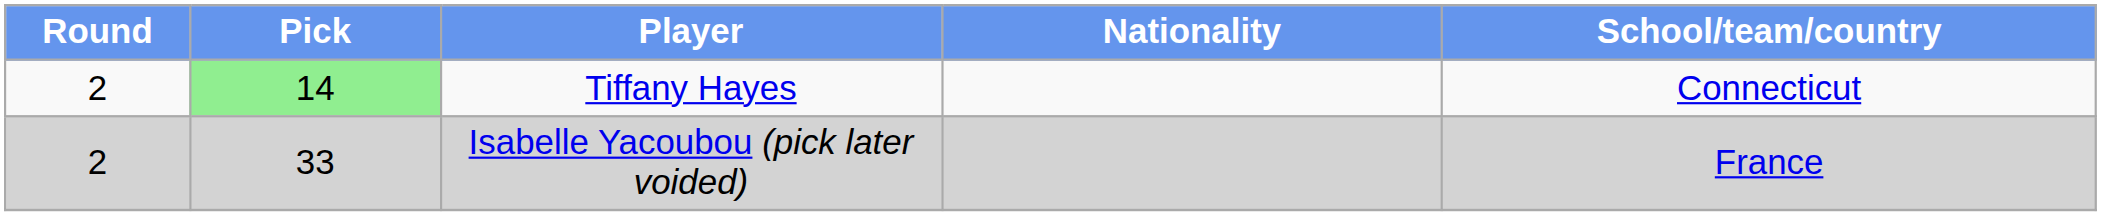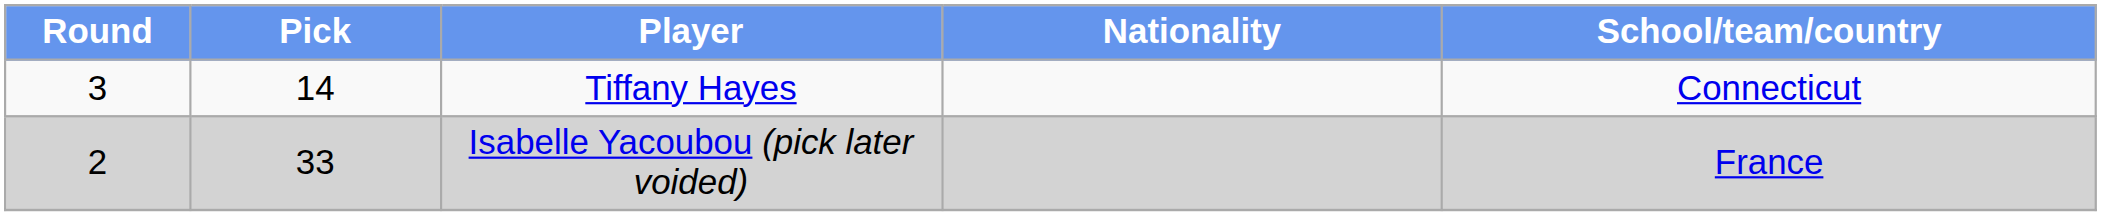(98, 87) 2 -> (98, 87) 3
(315, 87) lightgreen background -> (315, 87) no background
